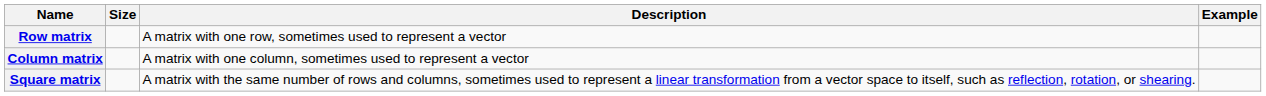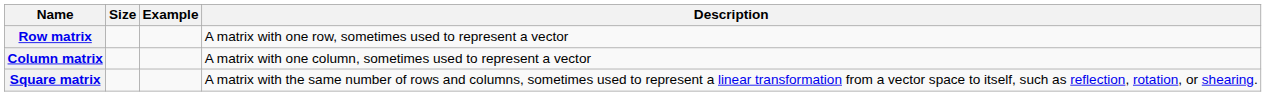columns swapped: (1230, 15) <-> (669, 15)
